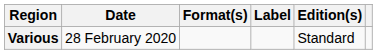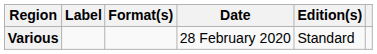columns swapped: (121, 15) <-> (273, 15)
